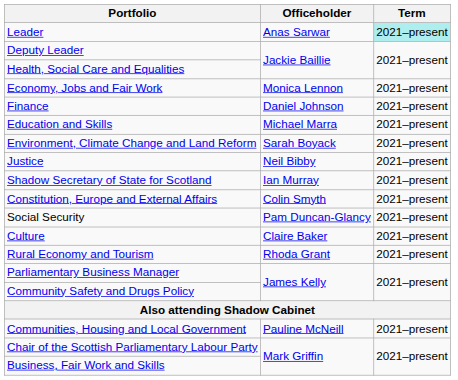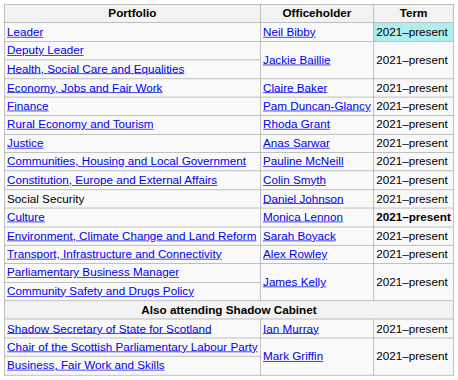(296, 32) Anas Sarwar -> (289, 32) Neil Bibby
(303, 87) Monica Lennon -> (295, 87) Claire Baker
(303, 106) Daniel Johnson -> (317, 106) Pam Duncan-Glancy
- row: (60, 124)
rows swapped: (132, 143) <-> (80, 254)
(289, 161) Neil Bibby -> (296, 143) Anas Sarwar
rows swapped: (127, 328) <-> (109, 180)
(317, 217) Pam Duncan-Glancy -> (303, 198) Daniel Johnson
(295, 236) Claire Baker -> (303, 217) Monica Lennon
(412, 236) normal -> (414, 217) bold
+ row: (114, 254)
